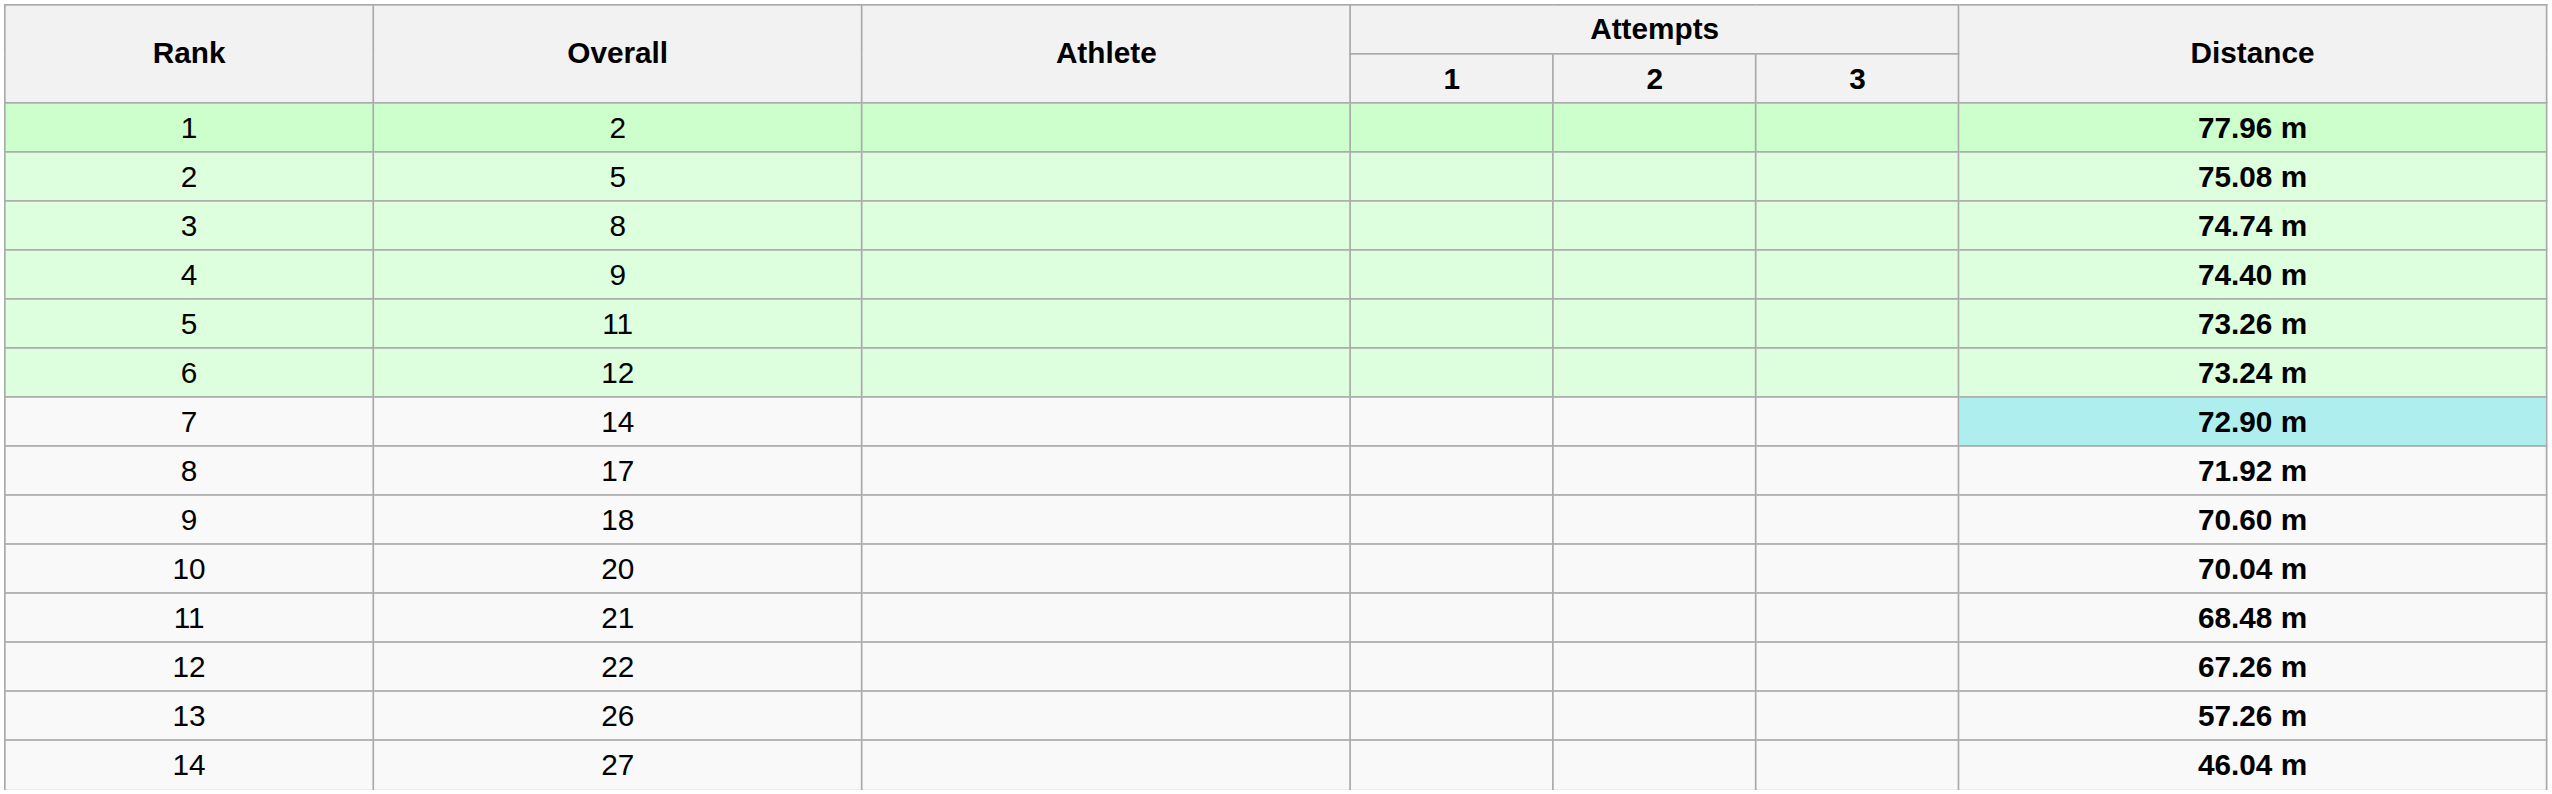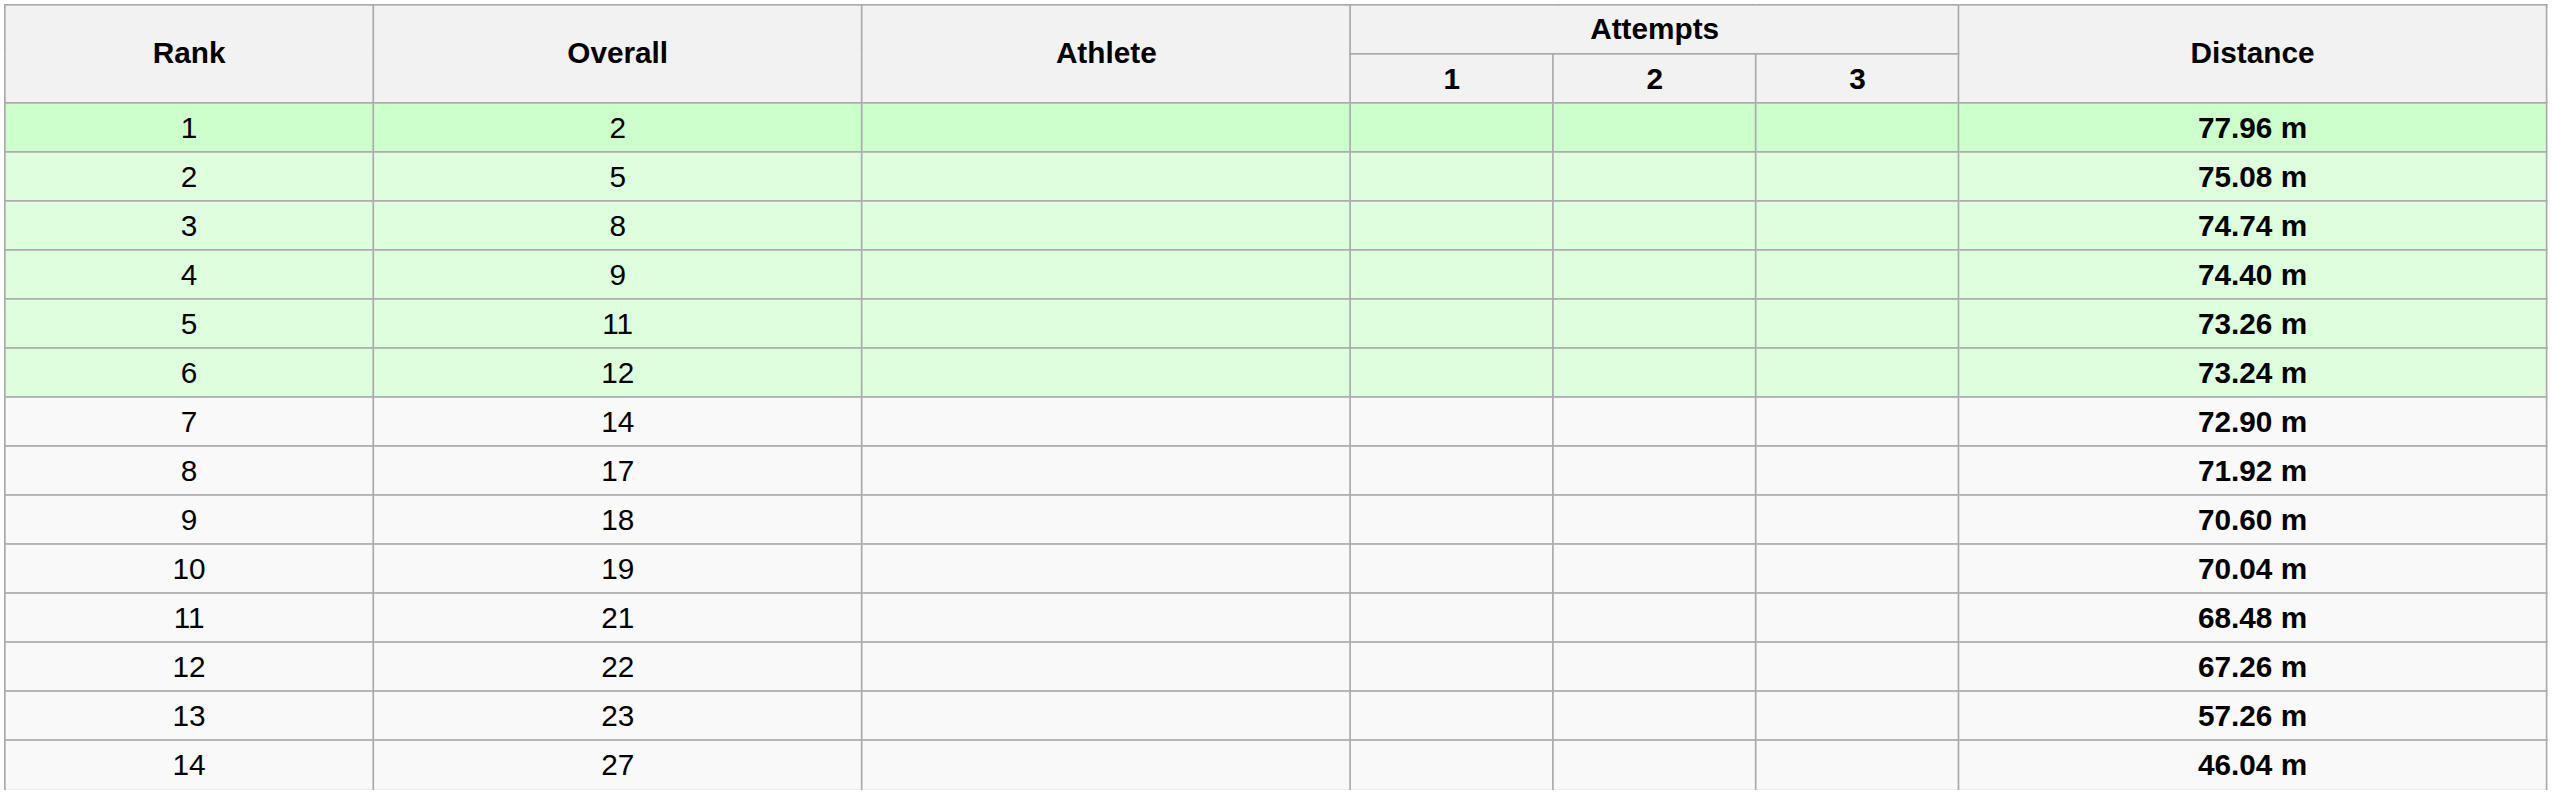(2253, 421) paleturquoise background -> (2253, 421) no background
(618, 568) 20 -> (618, 568) 19
(618, 715) 26 -> (618, 715) 23
